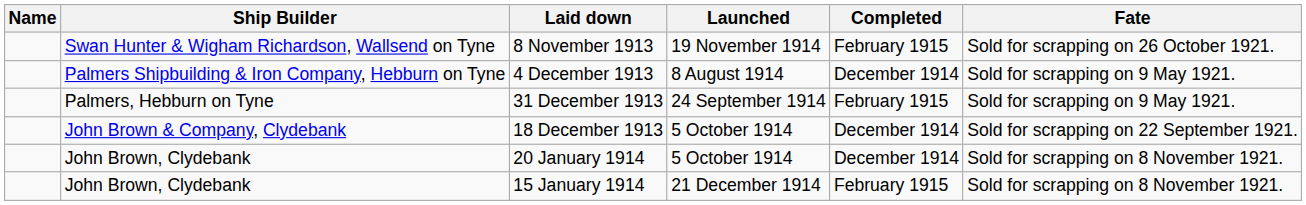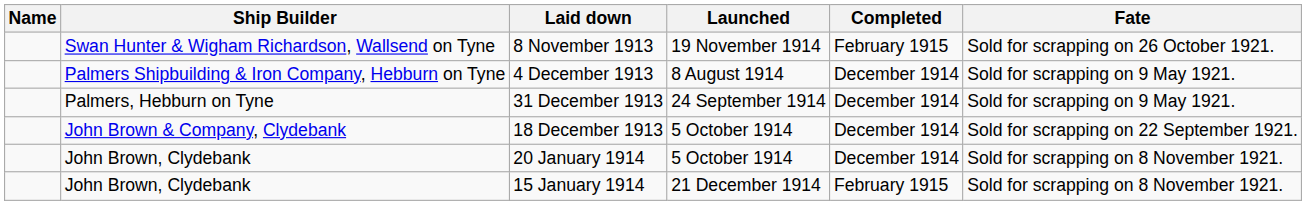(891, 102) February 1915 -> (896, 102) December 1914
